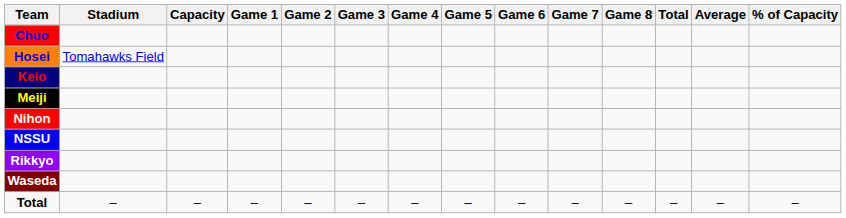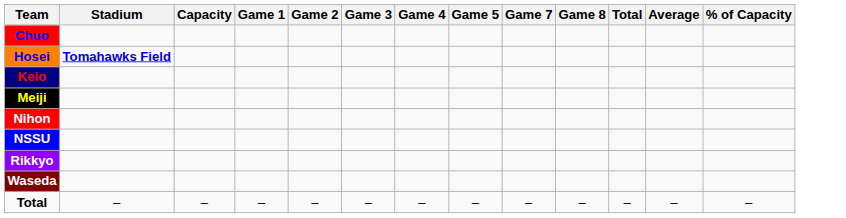- column: (522, 14)
(113, 56) normal -> (117, 56) bold
